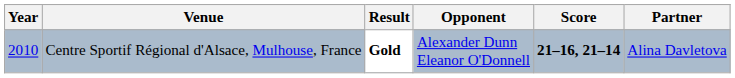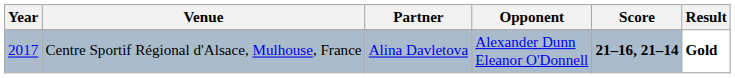columns swapped: (677, 17) <-> (389, 17)
(23, 51) 2010 -> (23, 51) 2017
